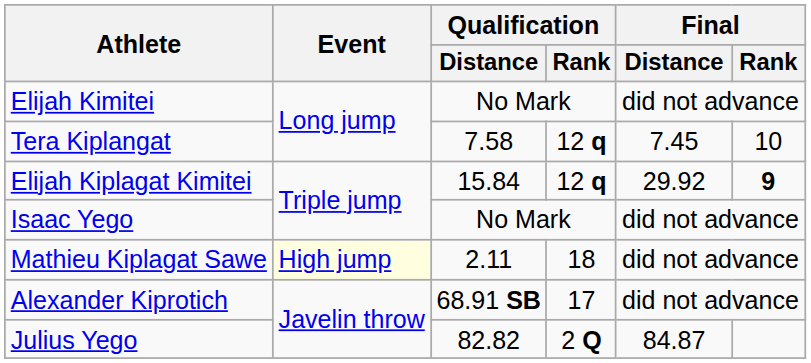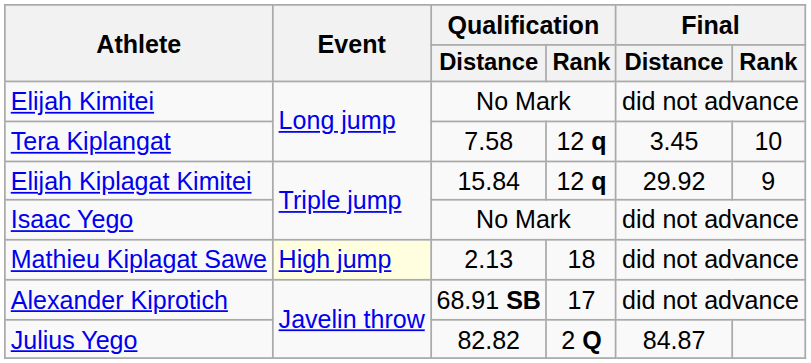(674, 142) 7.45 -> (674, 142) 3.45
(768, 181) bold -> (768, 181) normal
(489, 260) 2.11 -> (489, 260) 2.13
